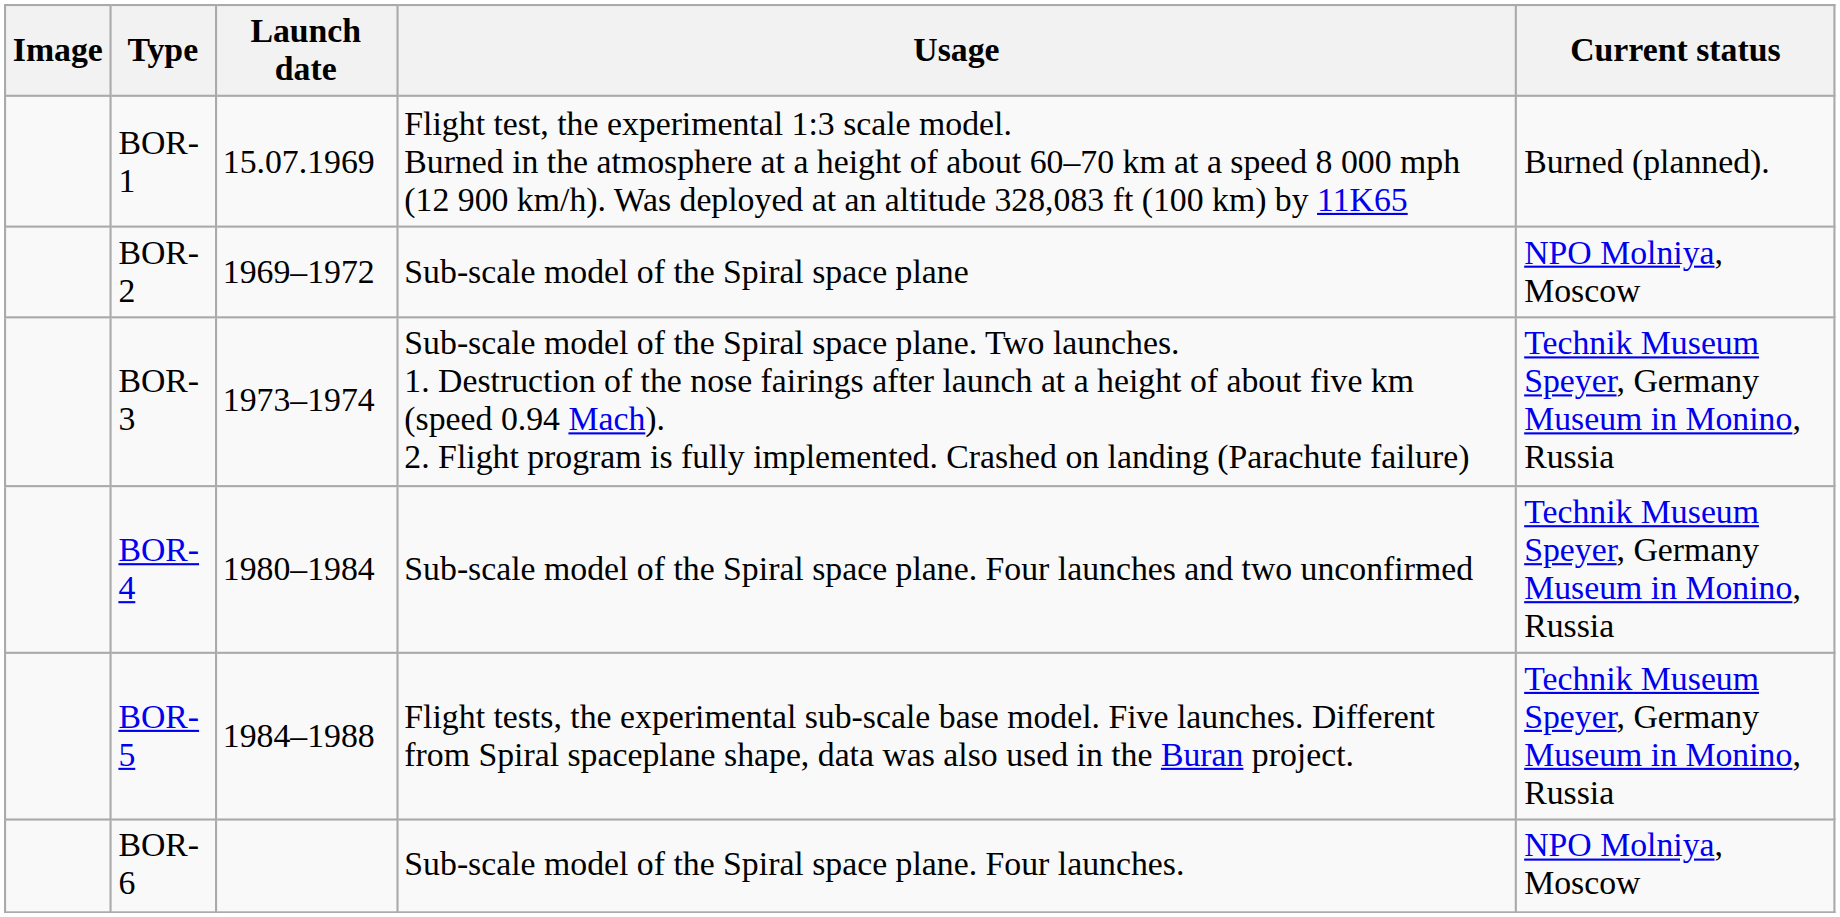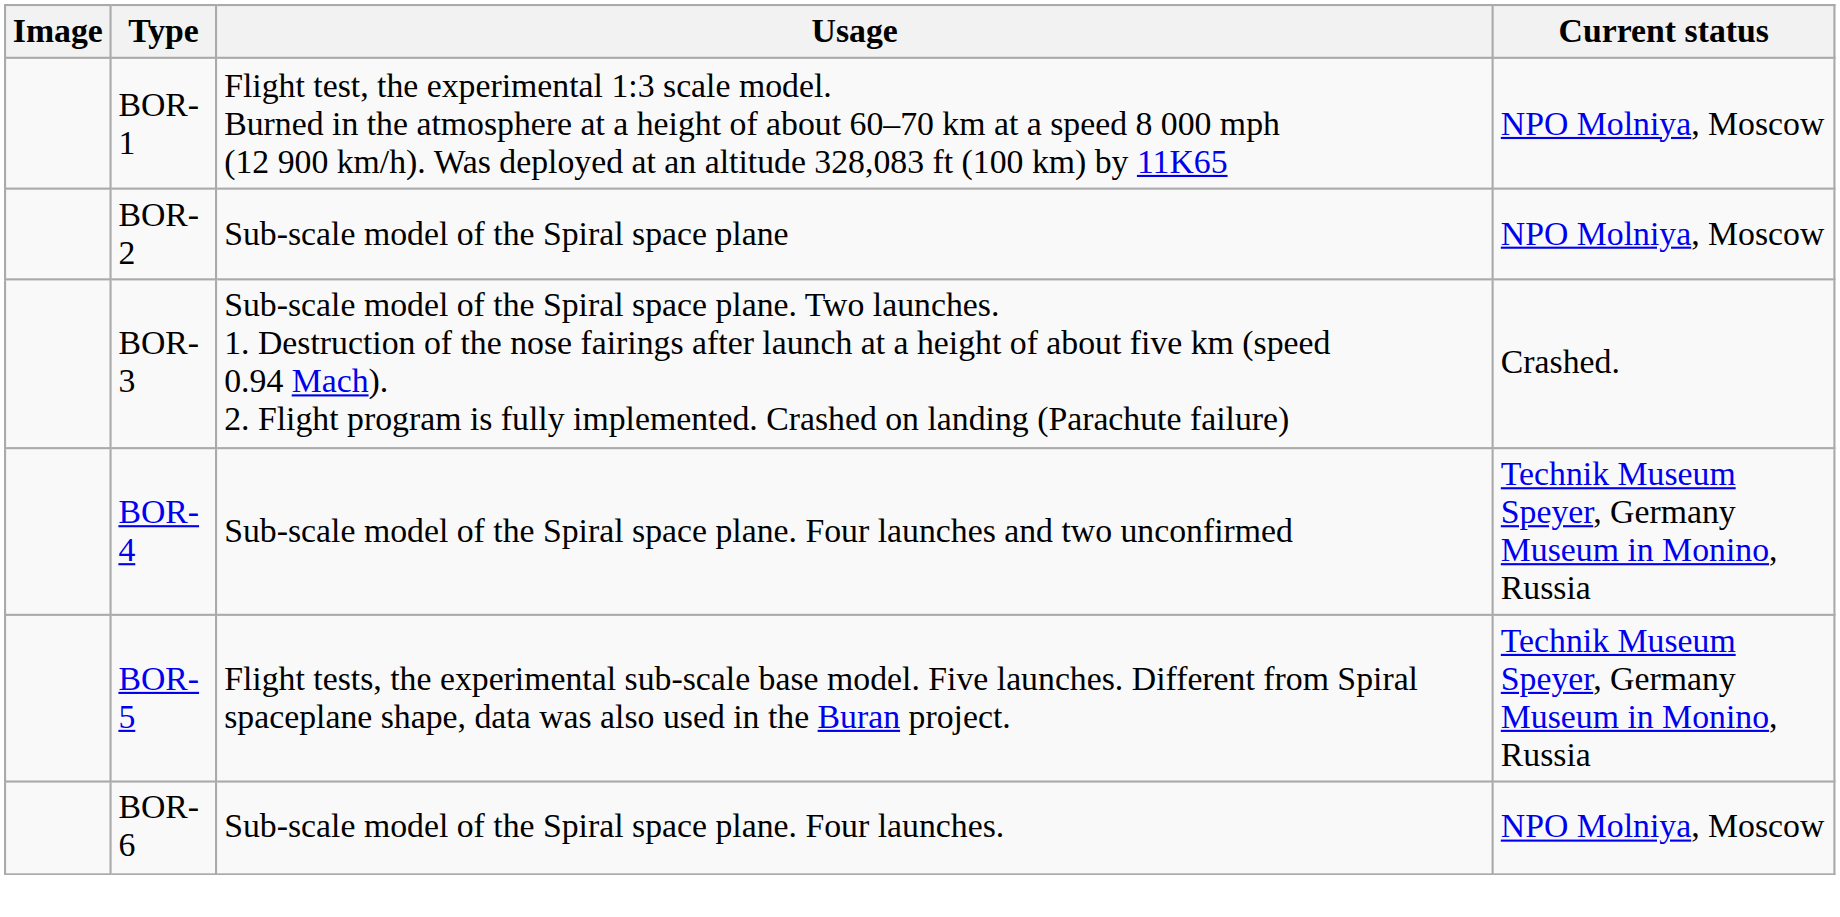- column: (306, 50)
(1647, 160) Burned (planned). -> (1663, 122) NPO Molniya, Moscow
(1662, 400) Technik Museum Speyer, Germany Museum in Monino, Russia -> (1560, 362) Crashed.
